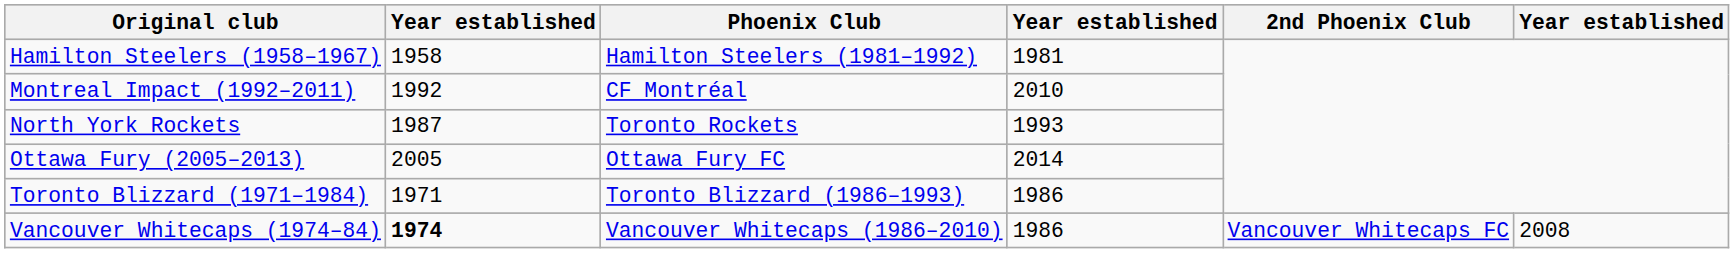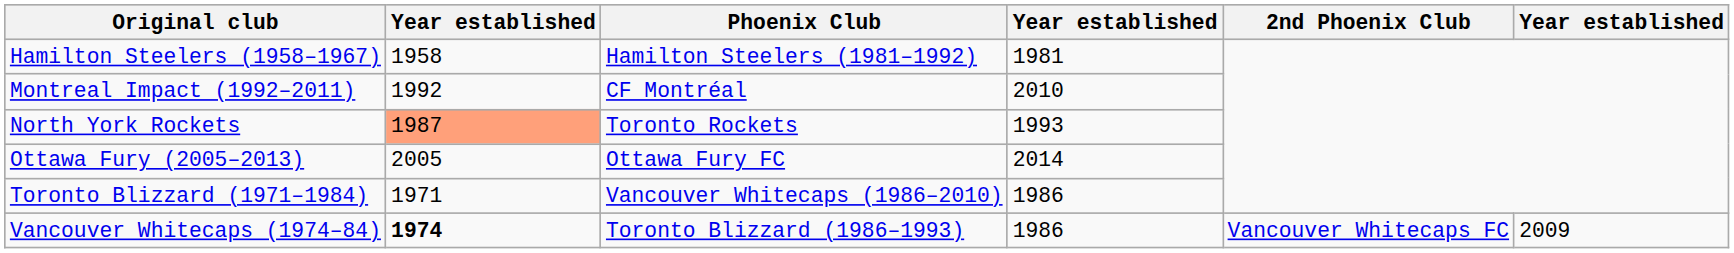(417, 126) no background -> (417, 126) lightsalmon background
(785, 196) Toronto Blizzard (1986–1993) -> (804, 196) Vancouver Whitecaps (1986–2010)
(804, 231) Vancouver Whitecaps (1986–2010) -> (785, 231) Toronto Blizzard (1986–1993)
(1545, 231) 2008 -> (1545, 231) 2009
